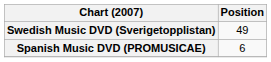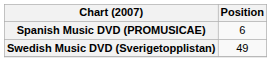rows swapped: (111, 48) <-> (111, 30)
